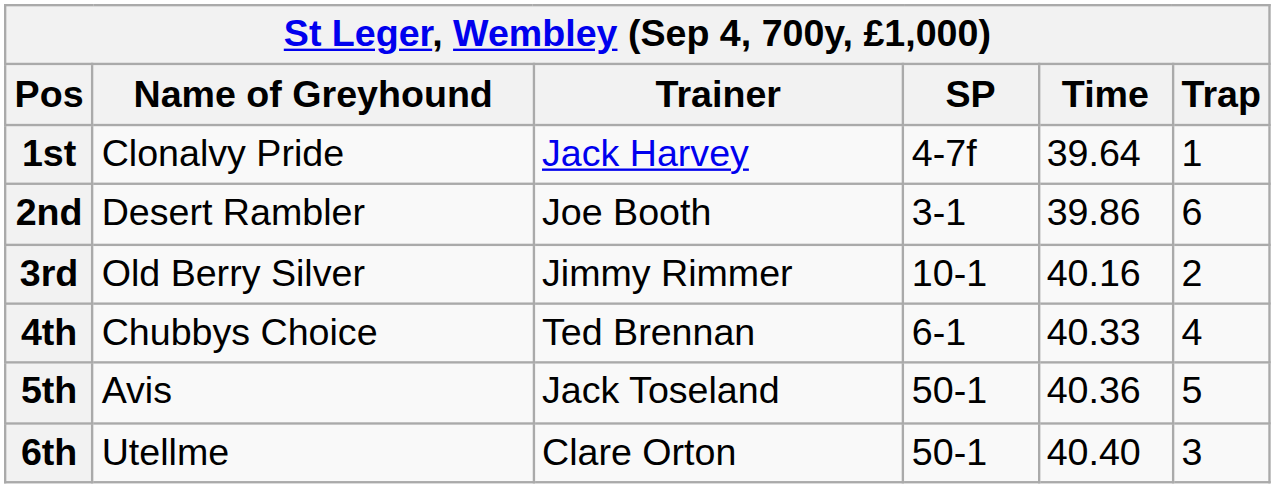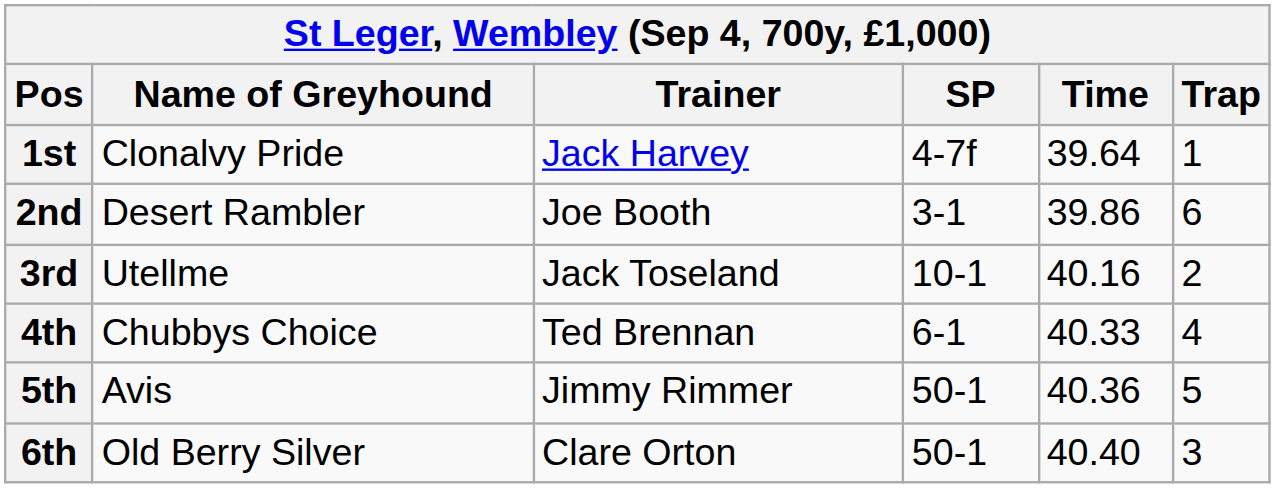(233, 272) Old Berry Silver -> (165, 272) Utellme
(667, 272) Jimmy Rimmer -> (661, 272) Jack Toseland
(661, 392) Jack Toseland -> (667, 392) Jimmy Rimmer
(165, 451) Utellme -> (233, 451) Old Berry Silver
